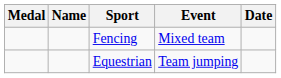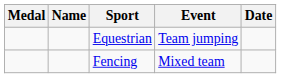rows swapped: (122, 61) <-> (115, 38)
